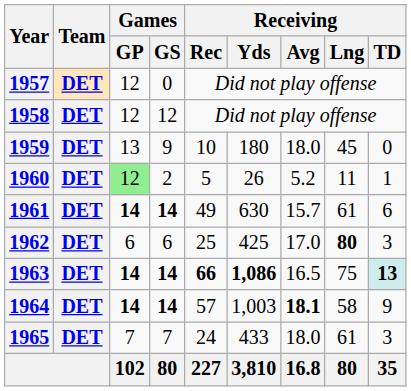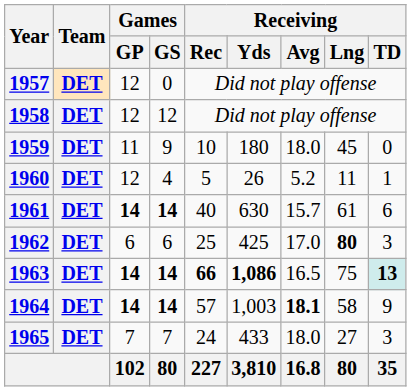(130, 147) 13 -> (130, 147) 11
(130, 178) lightgreen background -> (130, 178) no background
(167, 178) 2 -> (167, 178) 4
(206, 210) 49 -> (206, 210) 40
(347, 337) 61 -> (347, 337) 27
